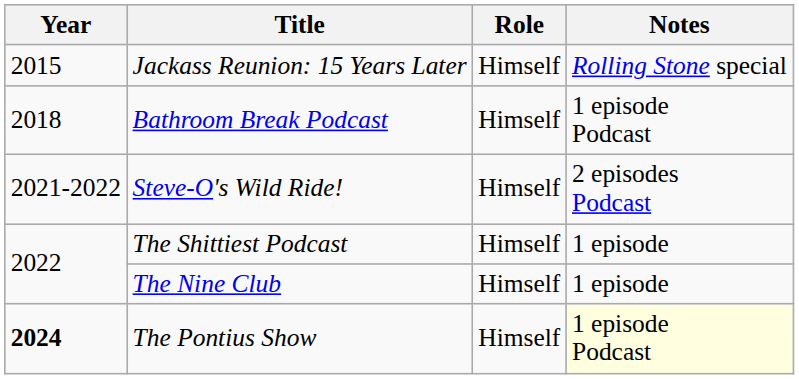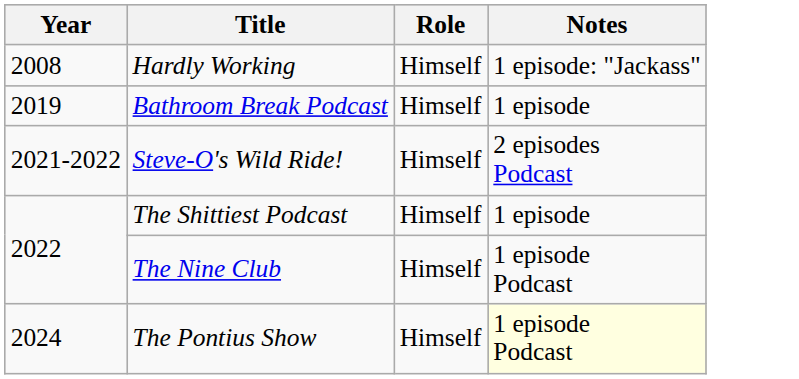+ row: (214, 65)
- row: (300, 65)
(36, 119) 2018 -> (36, 105) 2019
(620, 119) 1 episode Podcast -> (542, 105) 1 episode
(620, 283) 1 episode -> (542, 269) 1 episode Podcast
(36, 338) bold -> (36, 338) normal
